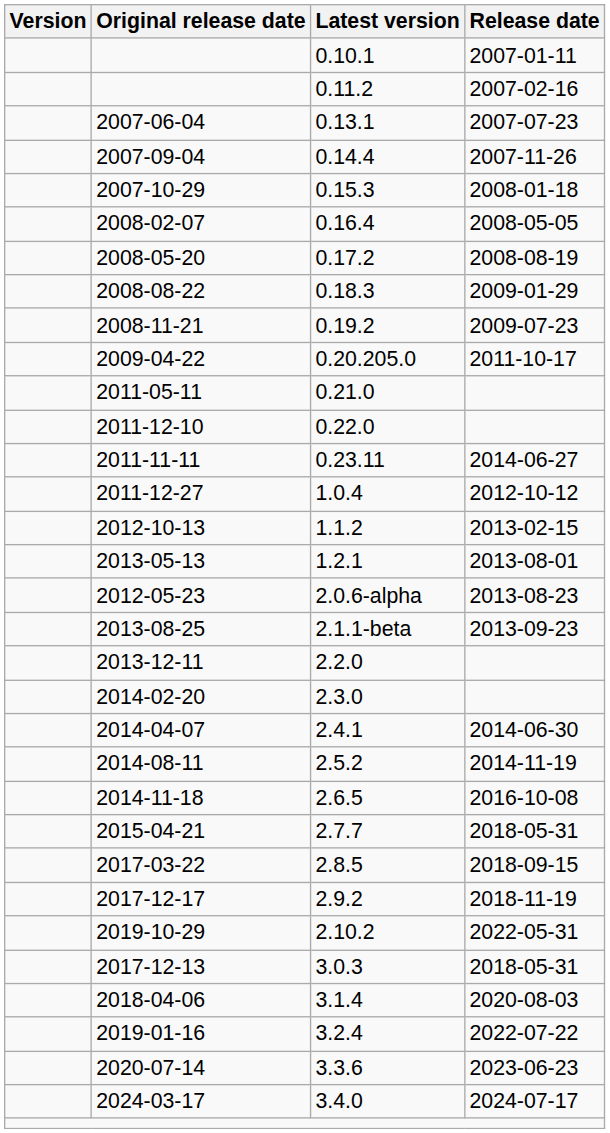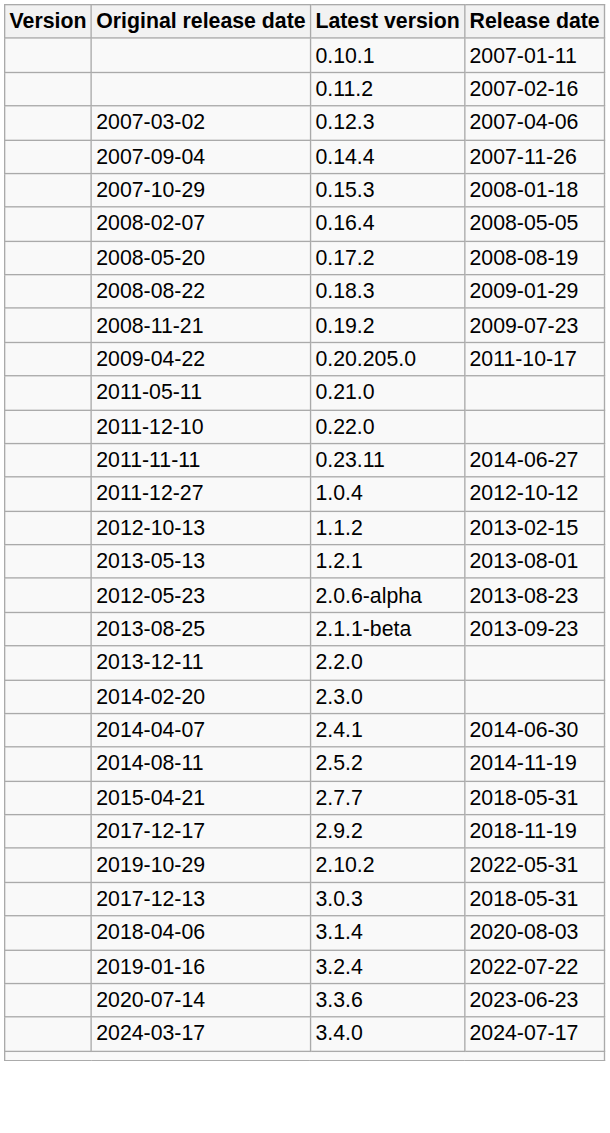+ row: (345, 122)
- row: (345, 122)
- row: (339, 797)
- row: (339, 865)
